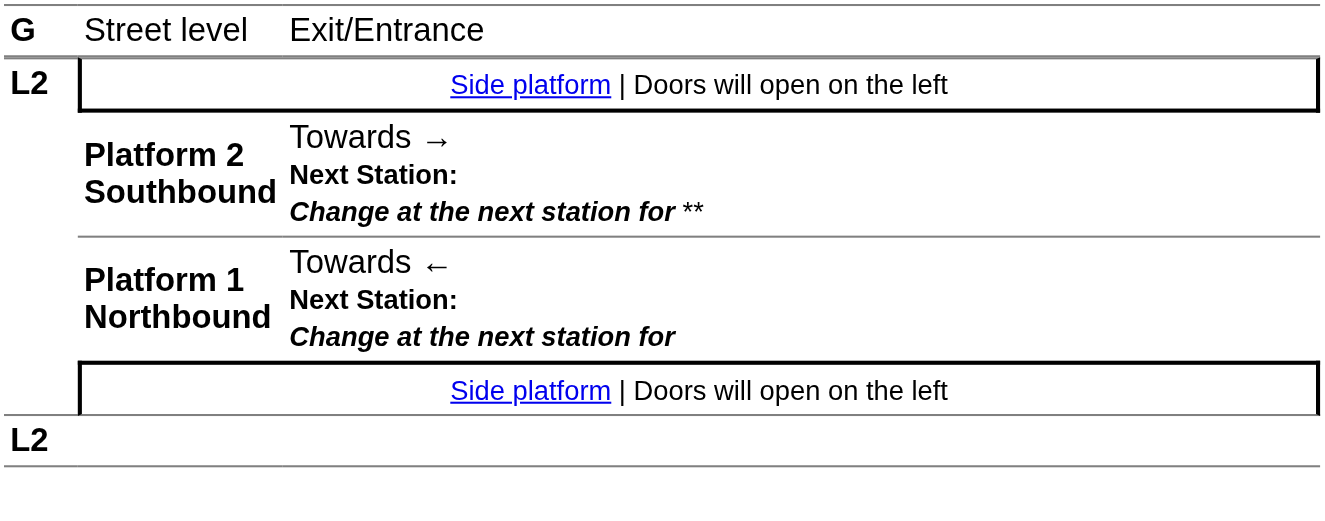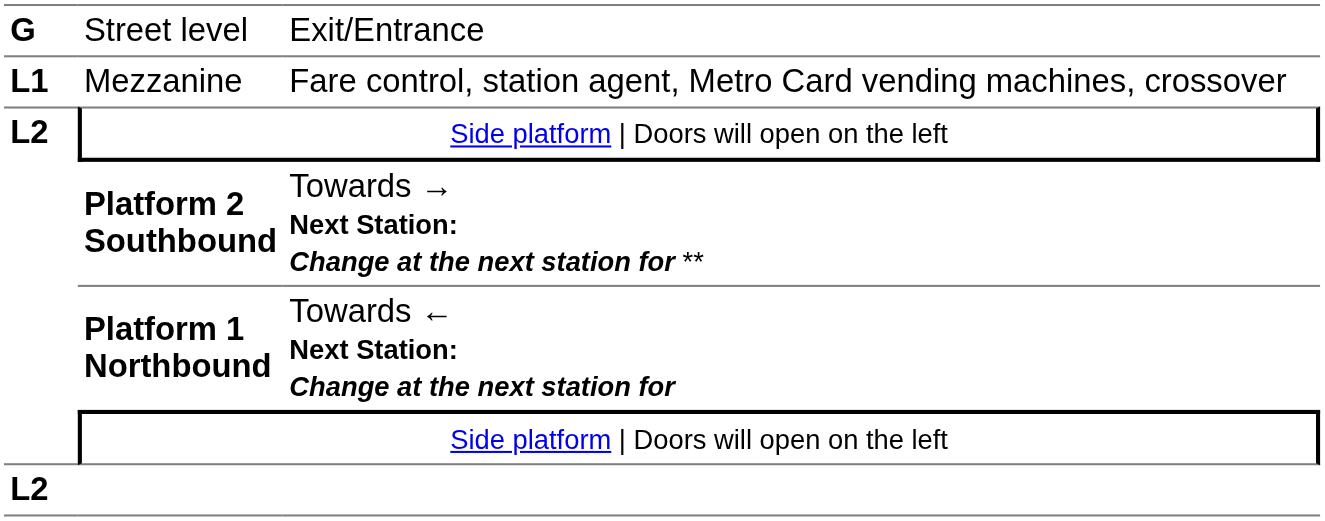+ row: (163, 81)
